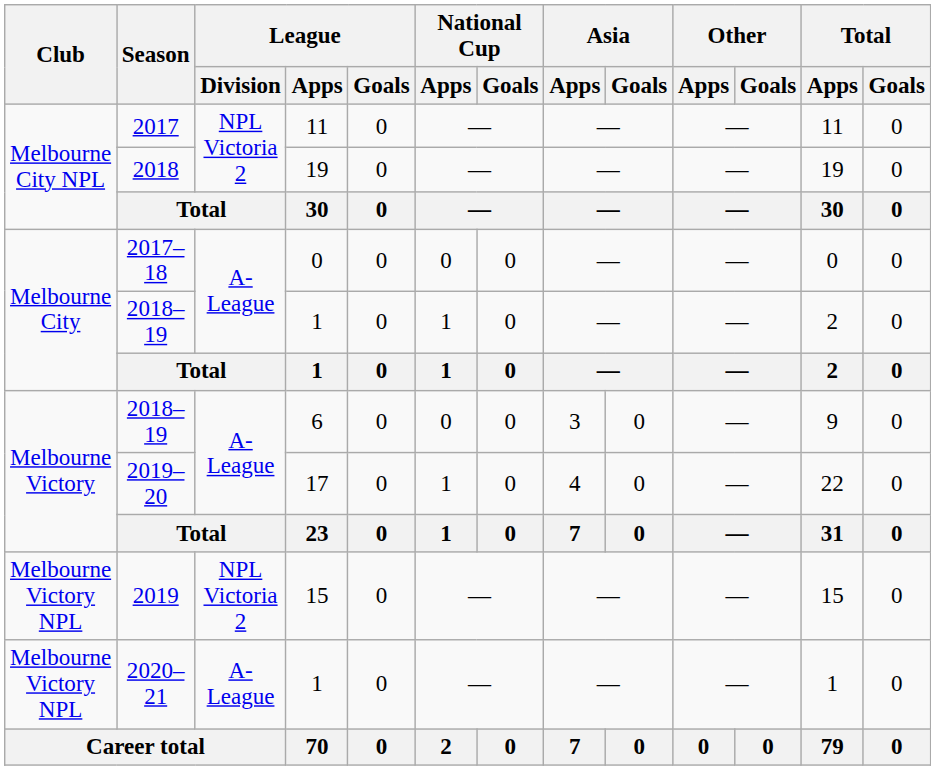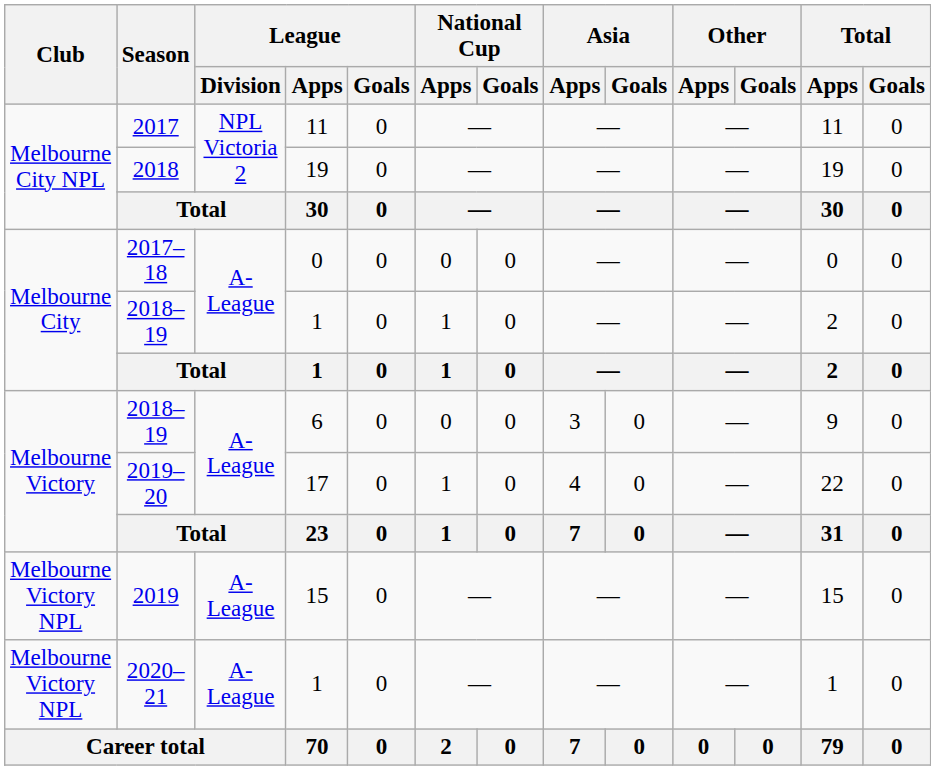(241, 595) NPL Victoria 2 -> (241, 595) A-League
